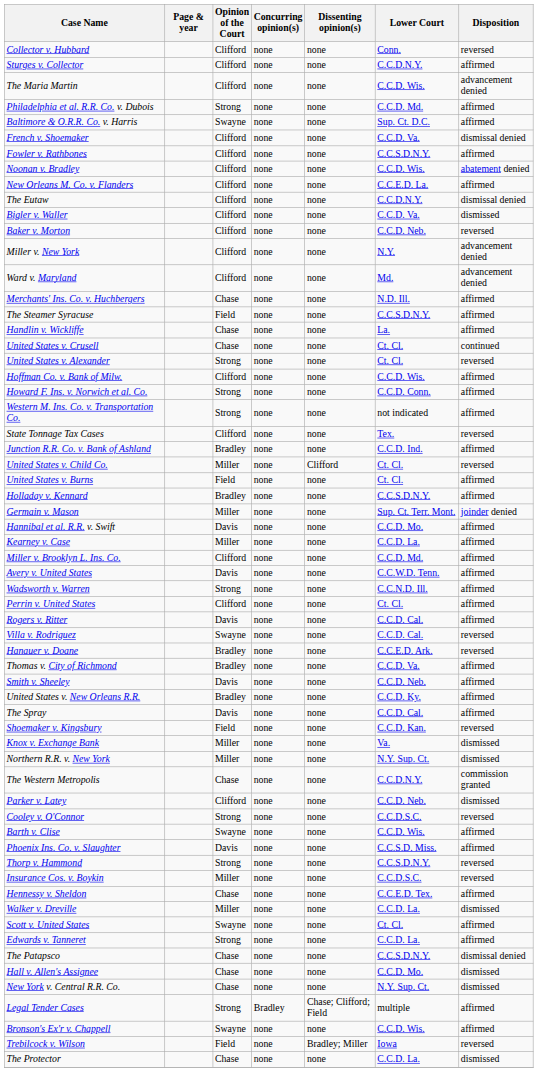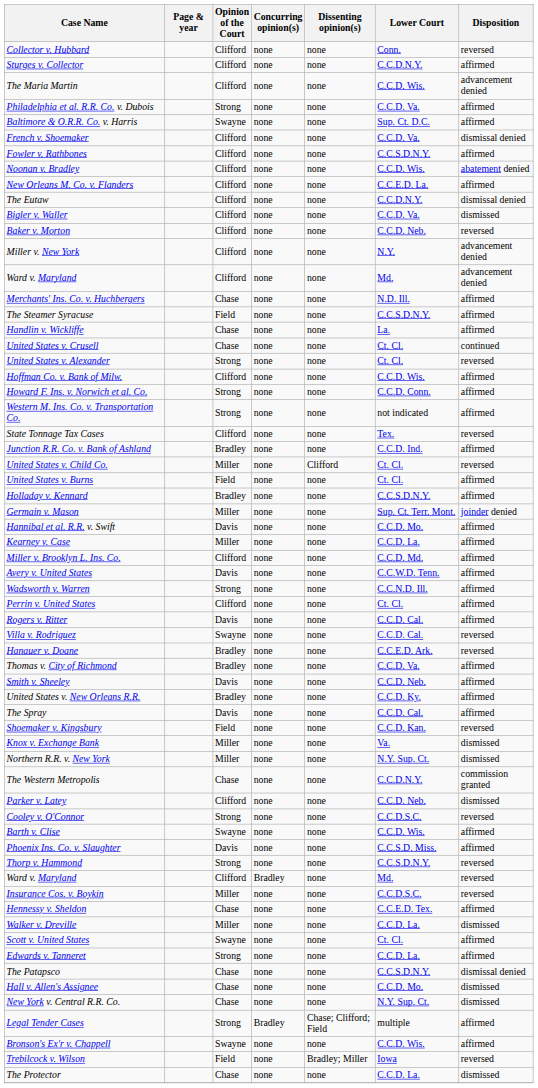(400, 107) C.C.D. Md. -> (399, 107) C.C.D. Va.
+ row: (41, 878)
